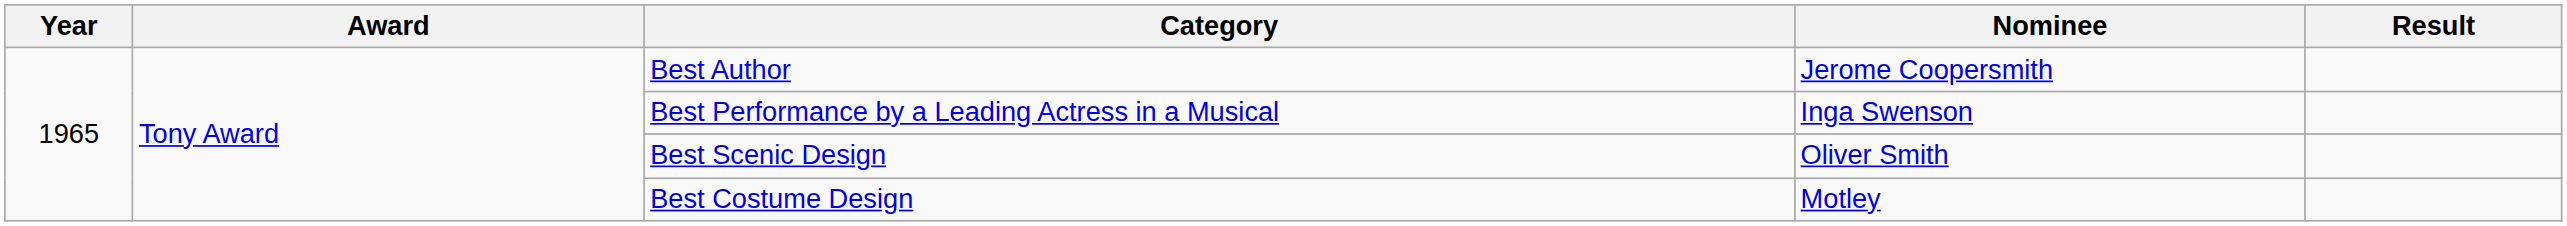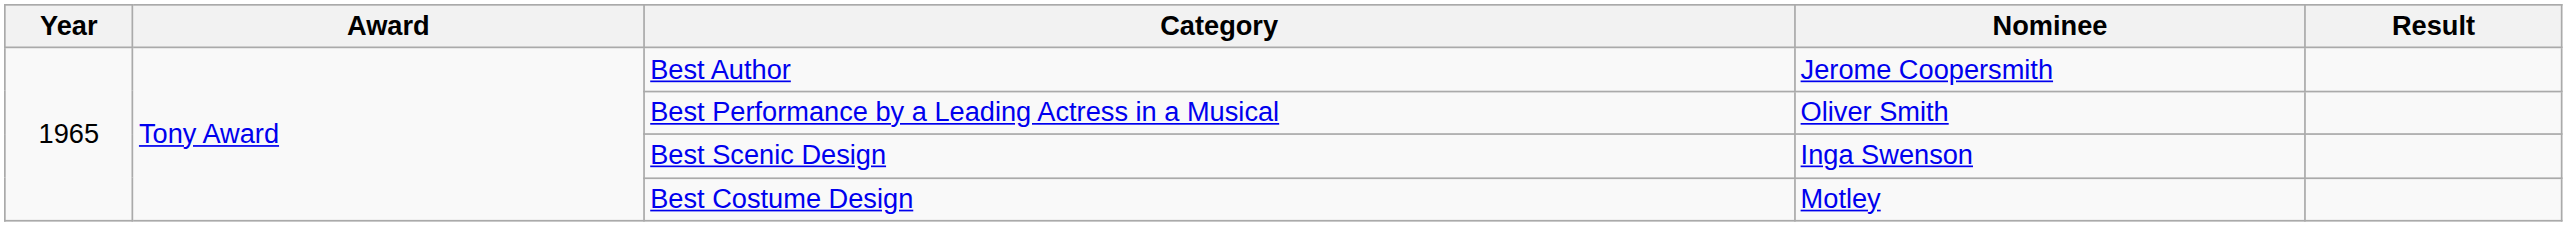(1887, 112) Inga Swenson -> (1875, 112) Oliver Smith
(1875, 155) Oliver Smith -> (1887, 155) Inga Swenson
